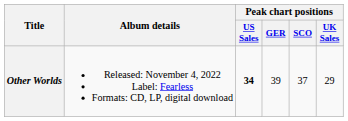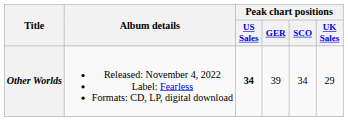(303, 81) 37 -> (303, 81) 34
